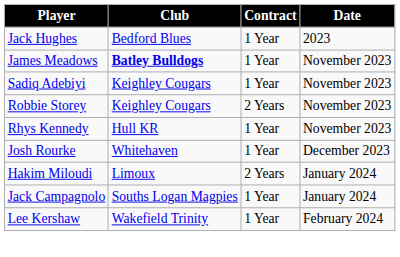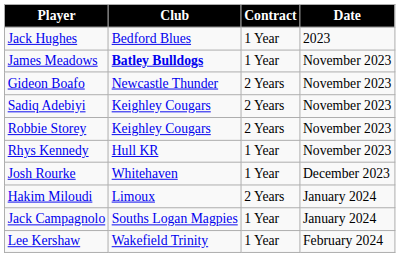+ row: (46, 83)
(262, 83) 1 Year -> (264, 106) 2 Years
